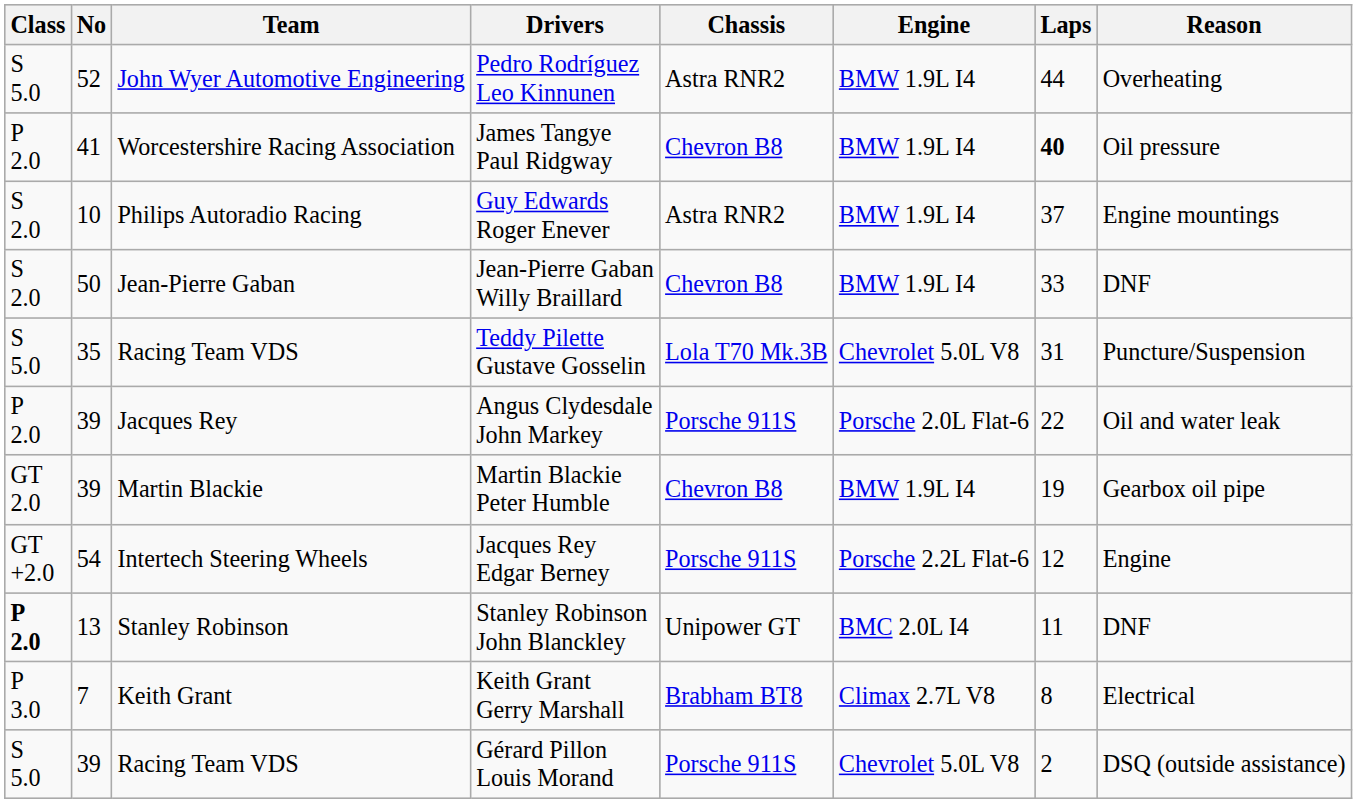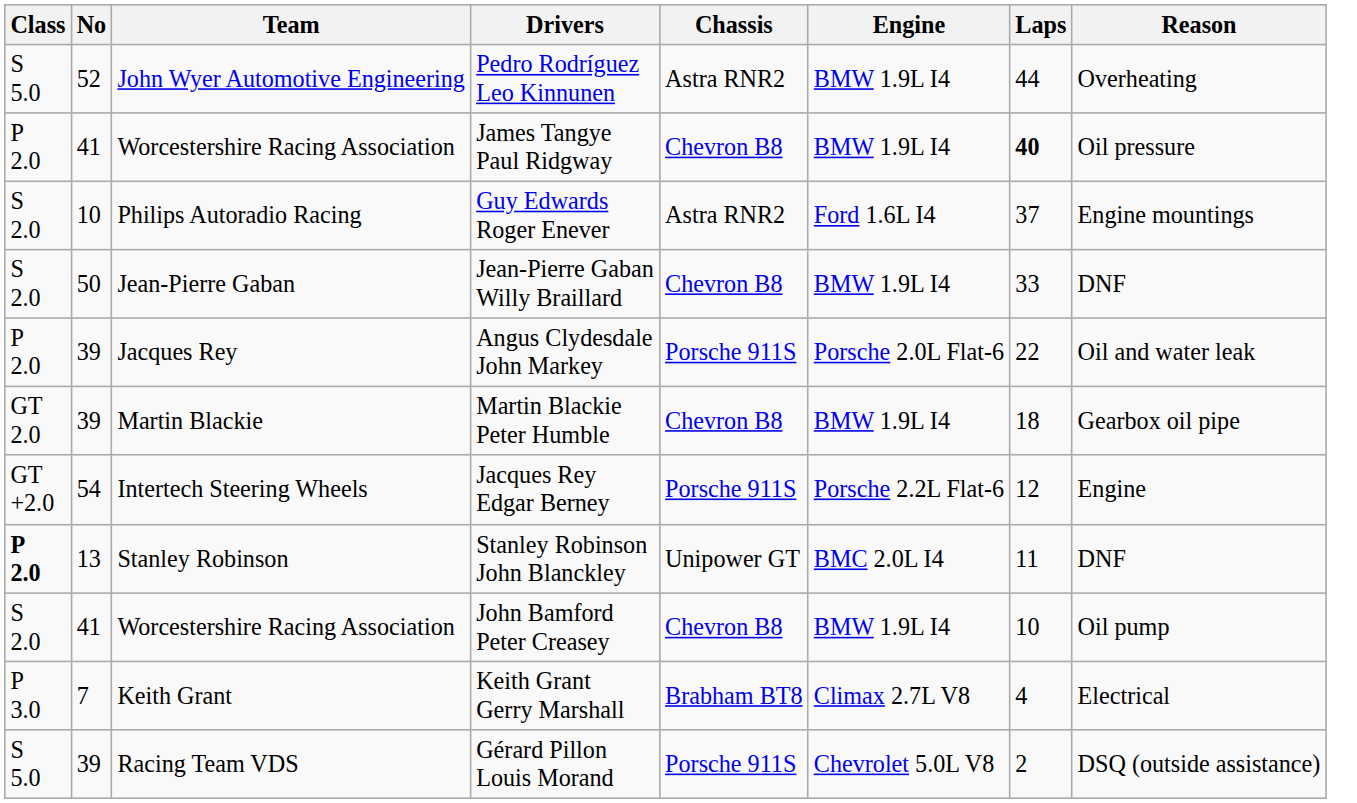(907, 215) BMW 1.9L I4 -> (875, 215) Ford 1.6L I4
- row: (561, 352)
(1052, 489) 19 -> (1027, 421) 18
+ row: (545, 626)
(1046, 694) 8 -> (1021, 694) 4
